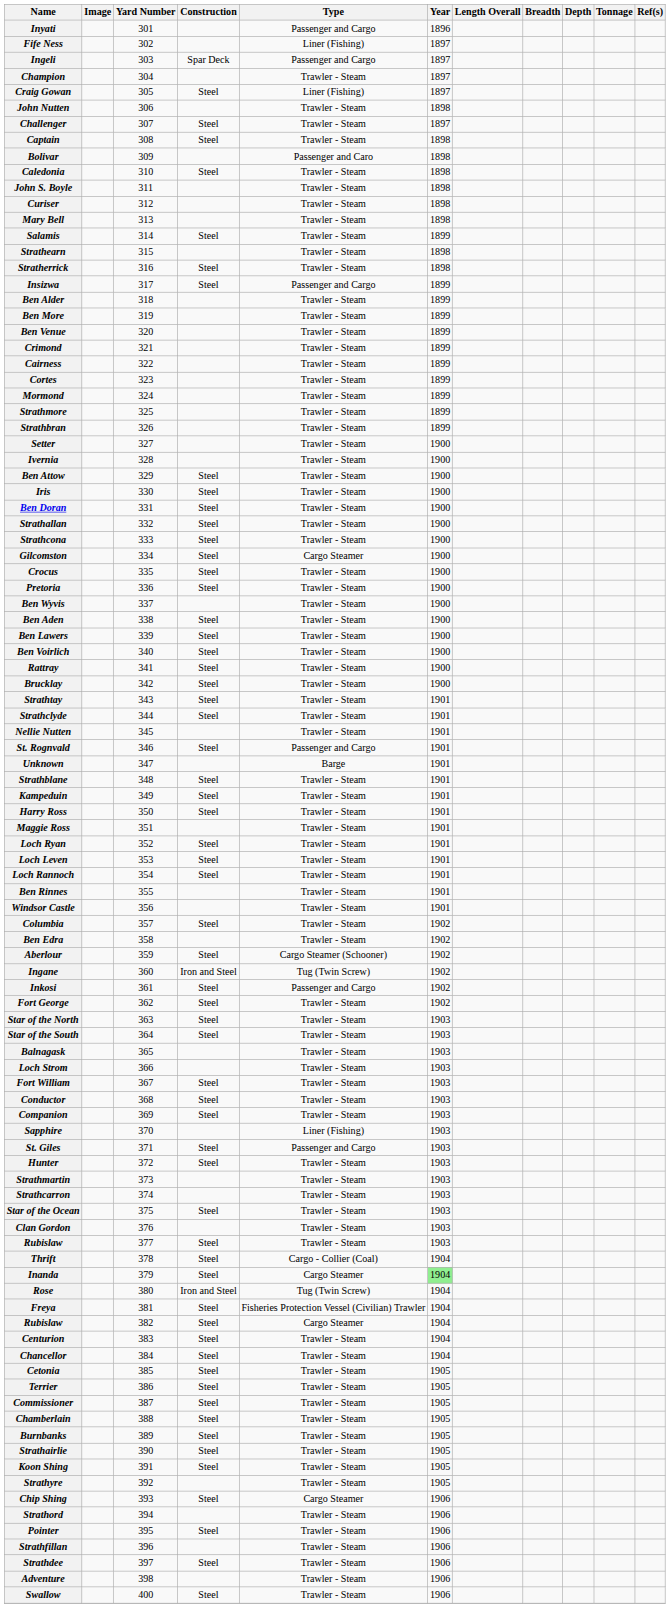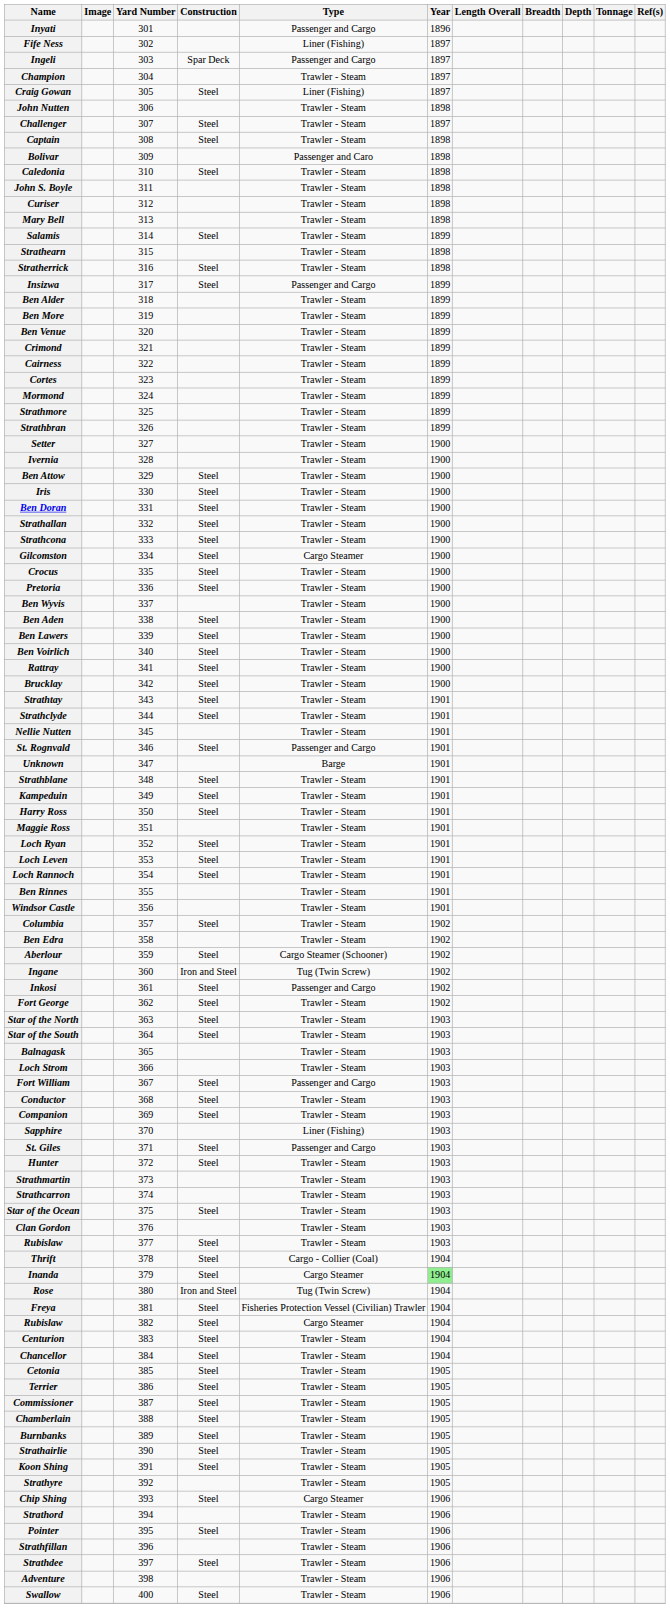(333, 1083) Trawler - Steam -> (333, 1083) Passenger and Cargo
